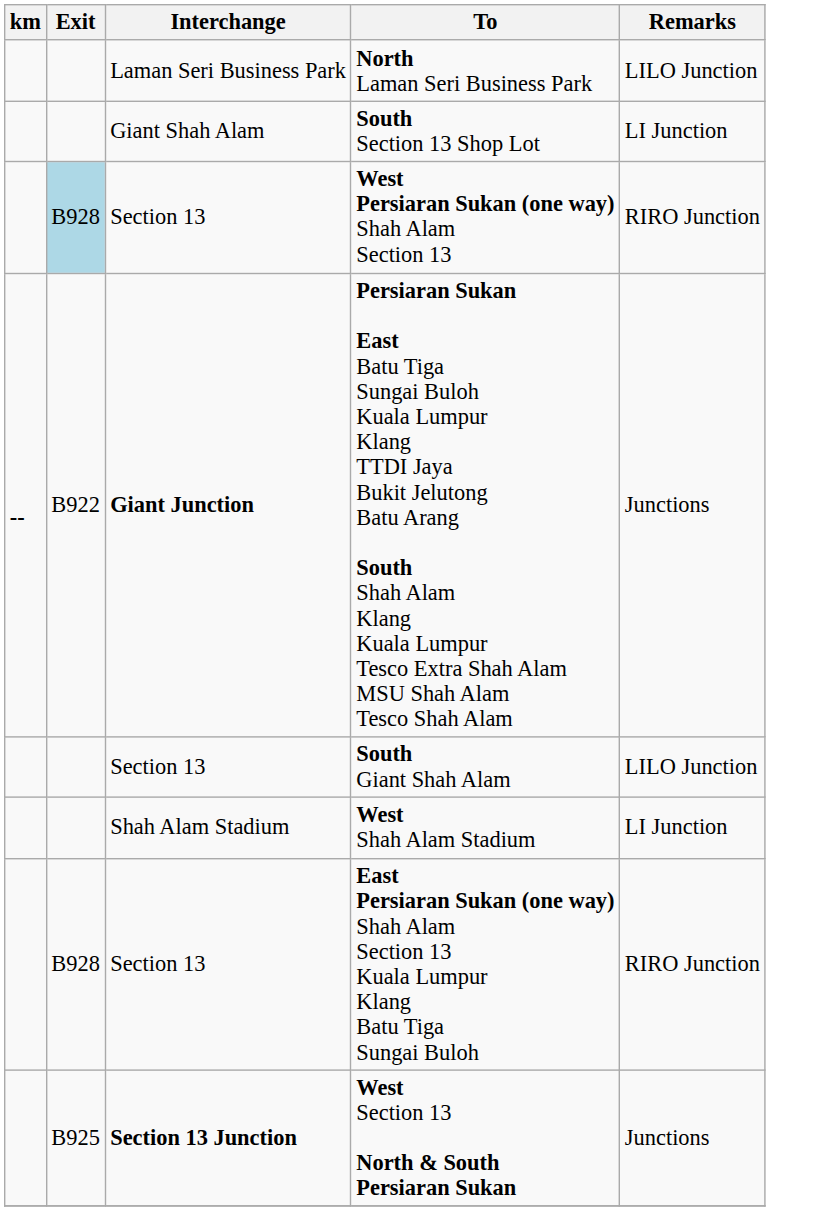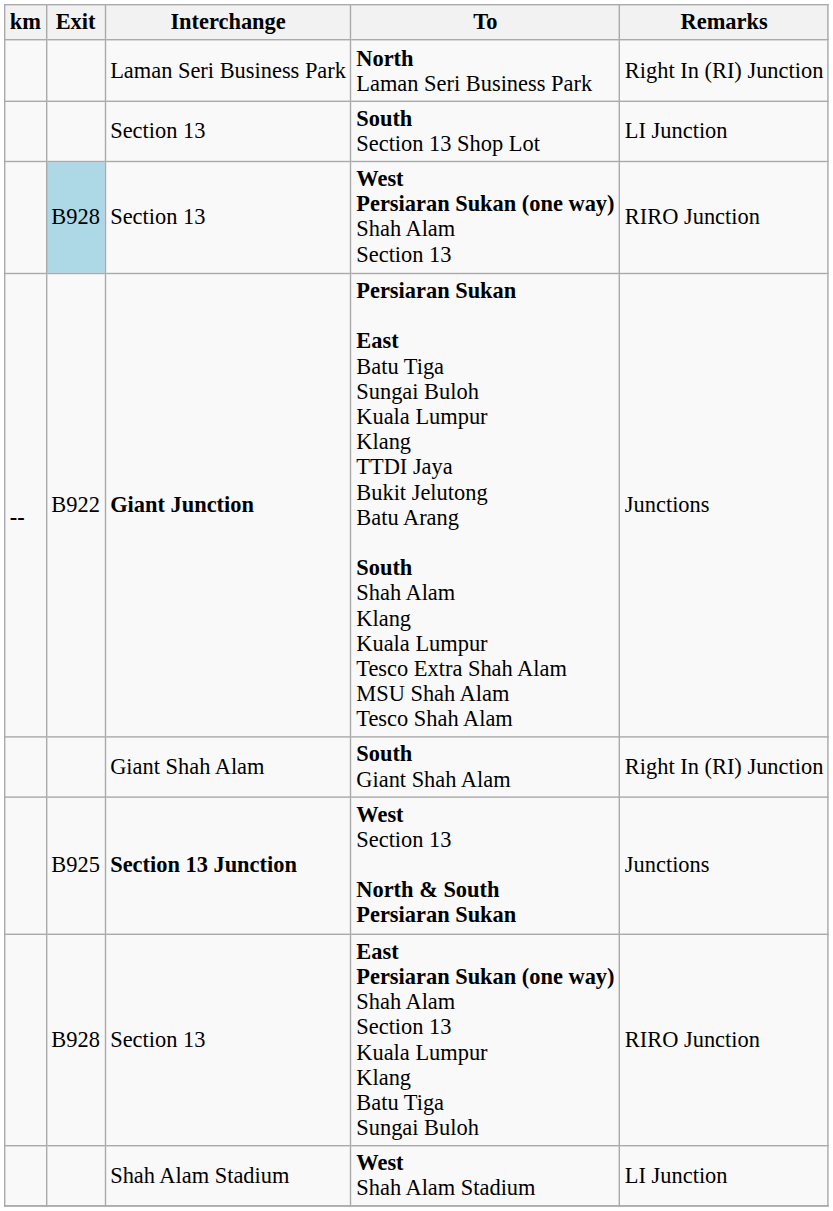(691, 70) LILO Junction -> (724, 70) Right In (RI) Junction
(187, 131) Giant Shah Alam -> (158, 131) Section 13
(158, 766) Section 13 -> (187, 766) Giant Shah Alam
(691, 766) LILO Junction -> (724, 766) Right In (RI) Junction
rows swapped: (446, 827) <-> (436, 1138)
